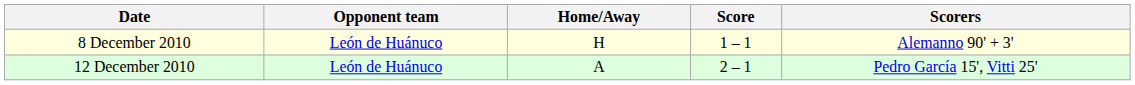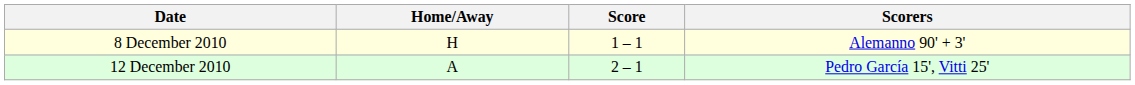- column: (386, 17)
